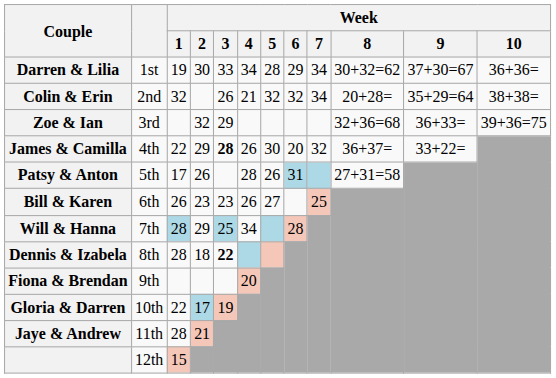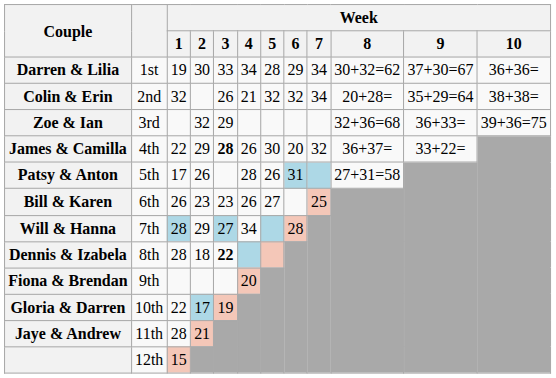(225, 228) 25 -> (225, 228) 27
